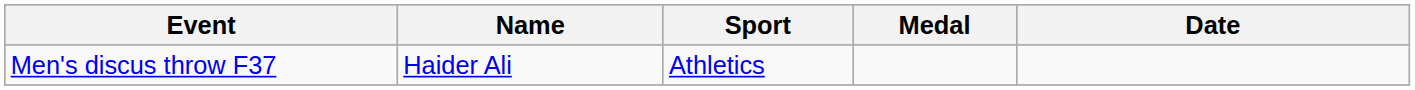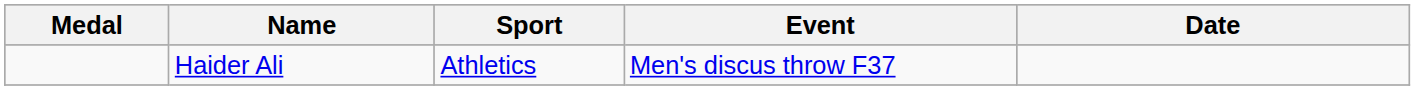columns swapped: (935, 25) <-> (201, 25)
